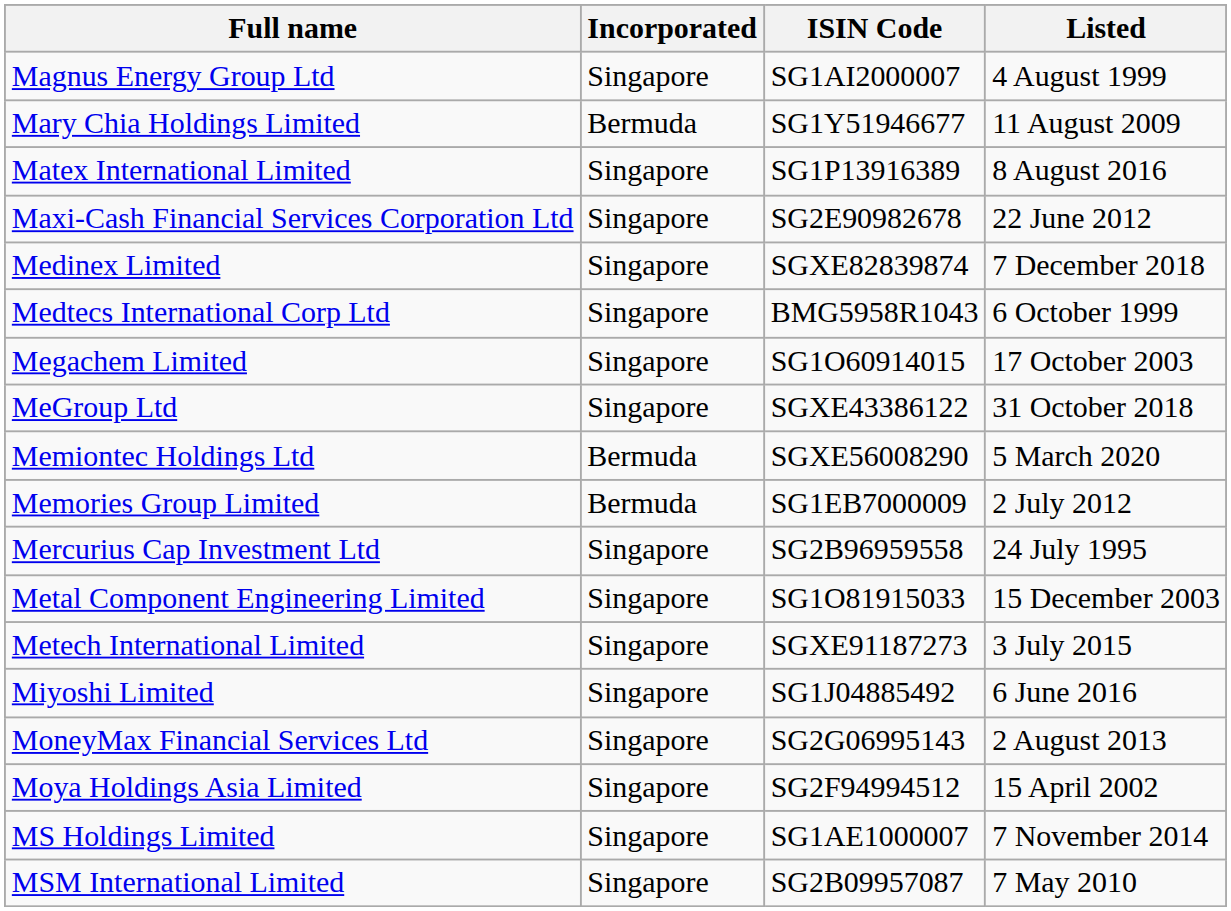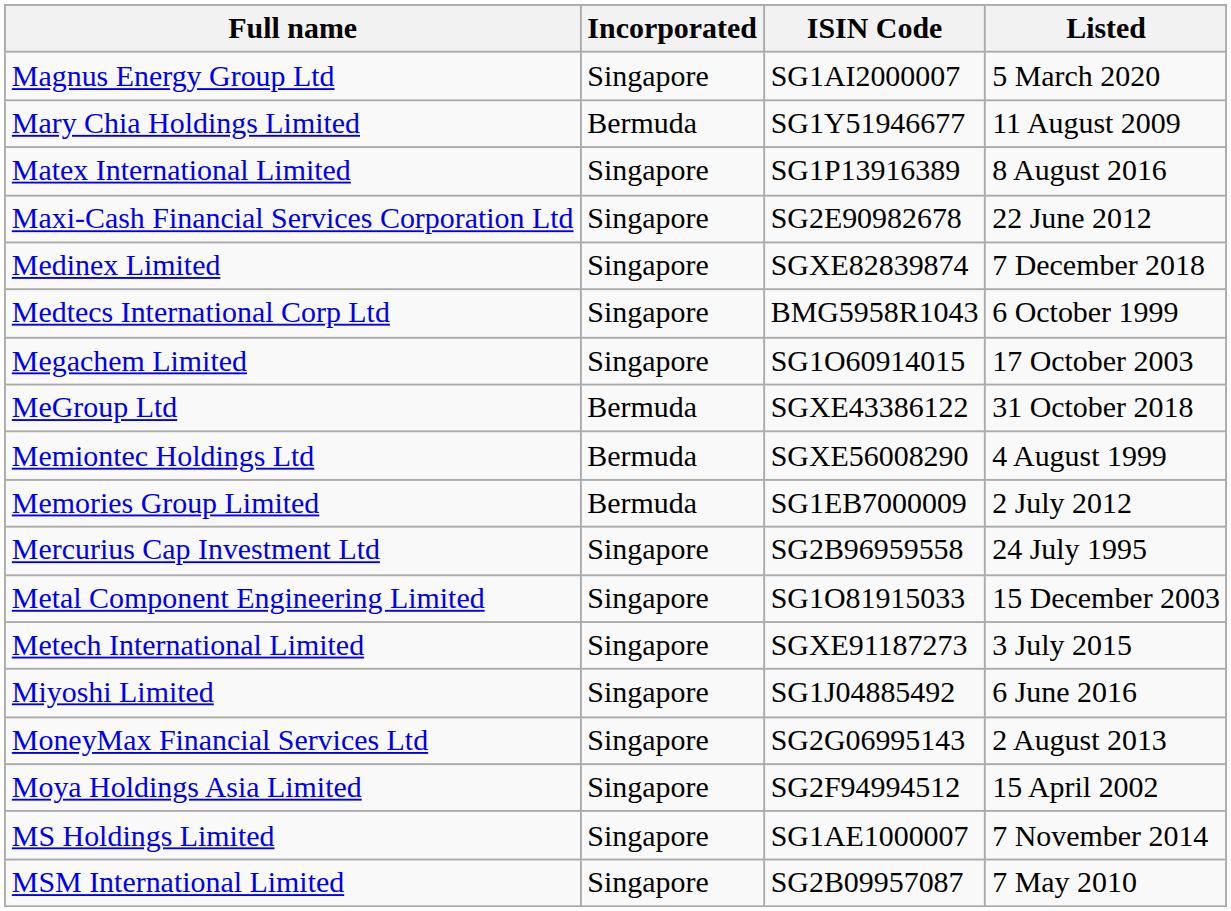(1080, 75) 4 August 1999 -> (1076, 75) 5 March 2020
(648, 407) Singapore -> (642, 407) Bermuda
(1076, 455) 5 March 2020 -> (1080, 455) 4 August 1999
